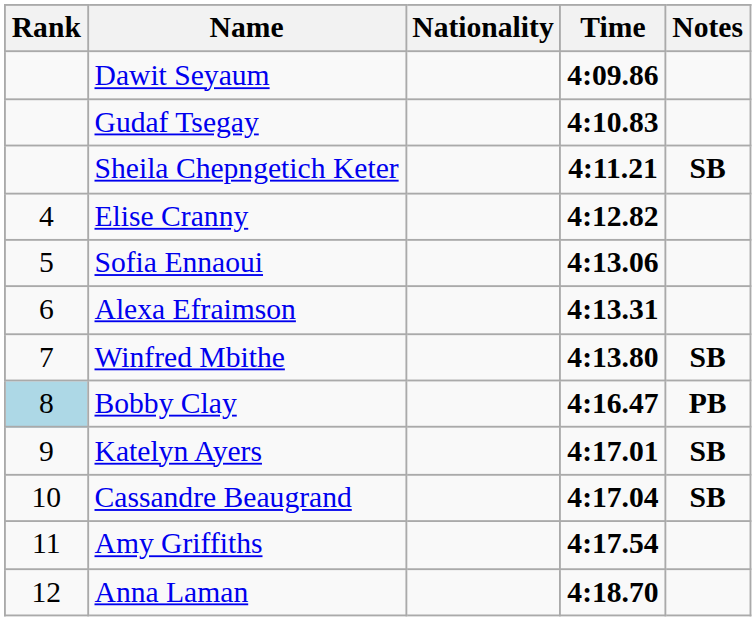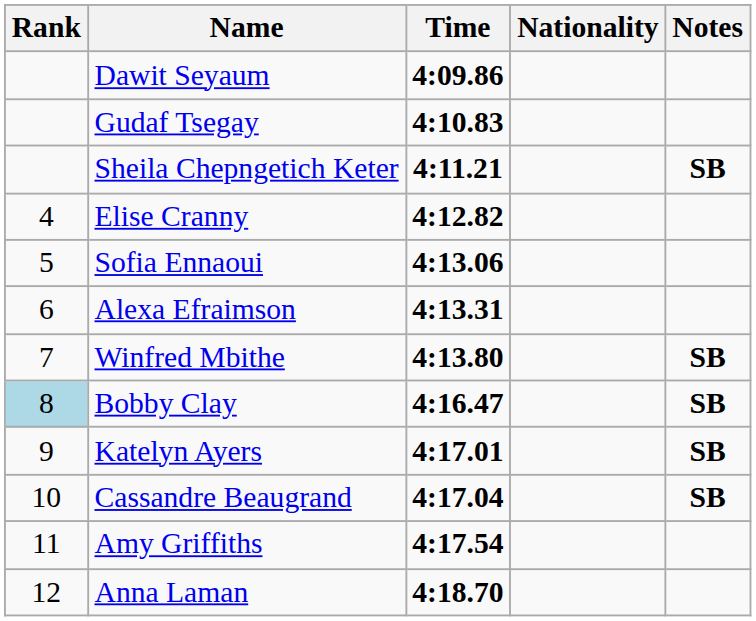columns swapped: (483, 27) <-> (613, 27)
(708, 403) PB -> (708, 403) SB
